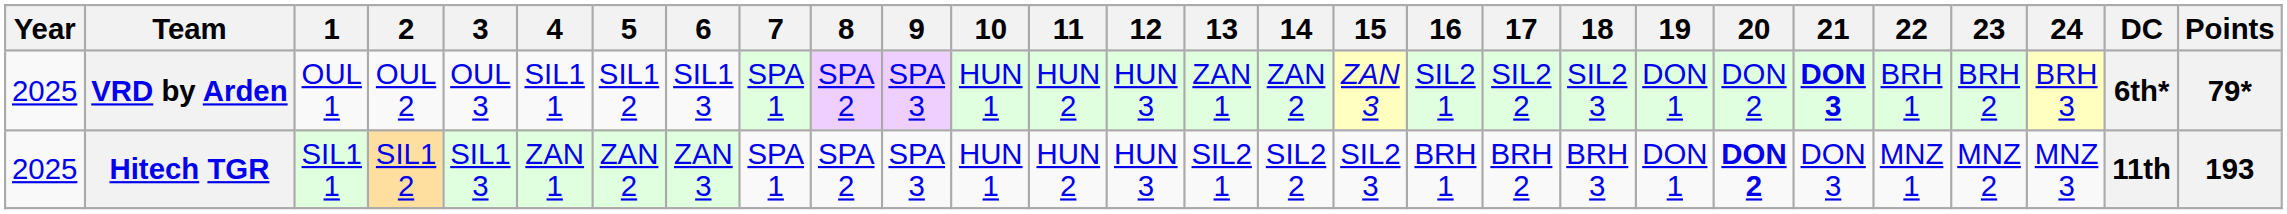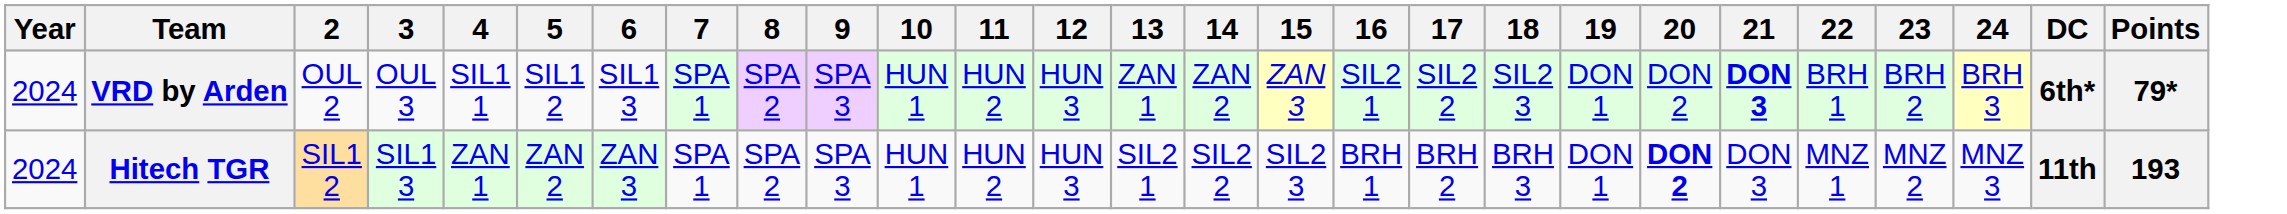- column: (332, 28)
(45, 90) 2025 -> (45, 90) 2024
(45, 169) 2025 -> (45, 169) 2024
